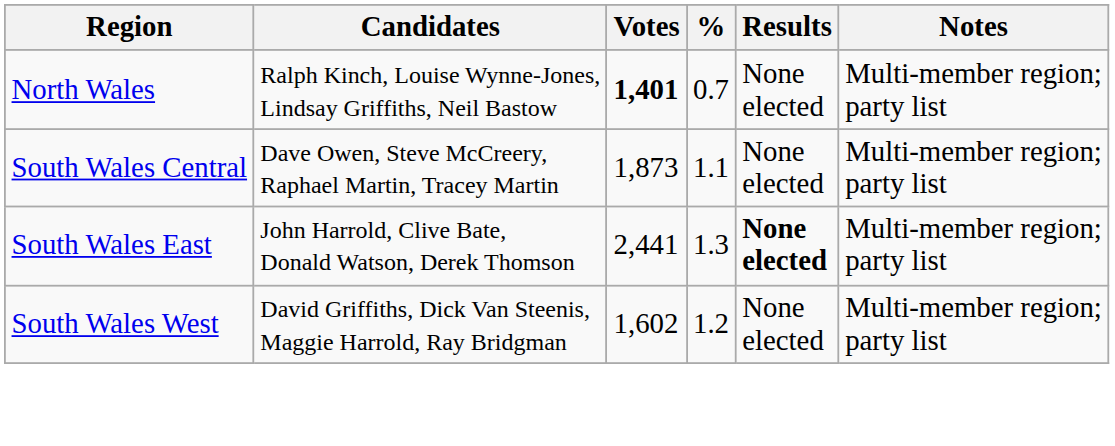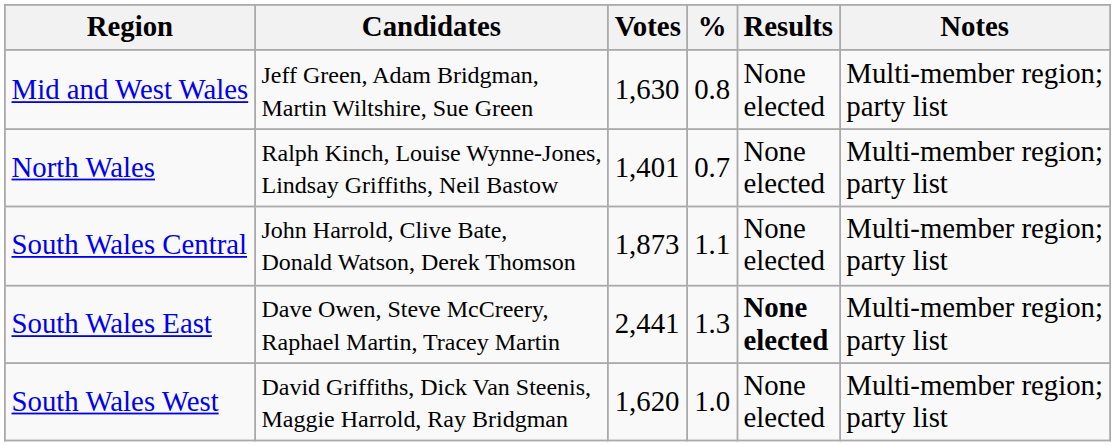+ row: (130, 89)
(646, 89) bold -> (647, 167) normal
(410, 169) Dave Owen, Steve McCreery, Raphael Martin, Tracey Martin -> (419, 247) John Harrold, Clive Bate, Donald Watson, Derek Thomson
(418, 247) John Harrold, Clive Bate, Donald Watson, Derek Thomson -> (411, 325) Dave Owen, Steve McCreery, Raphael Martin, Tracey Martin
(646, 323) 1,602 -> (647, 401) 1,620
(711, 323) 1.2 -> (712, 401) 1.0
